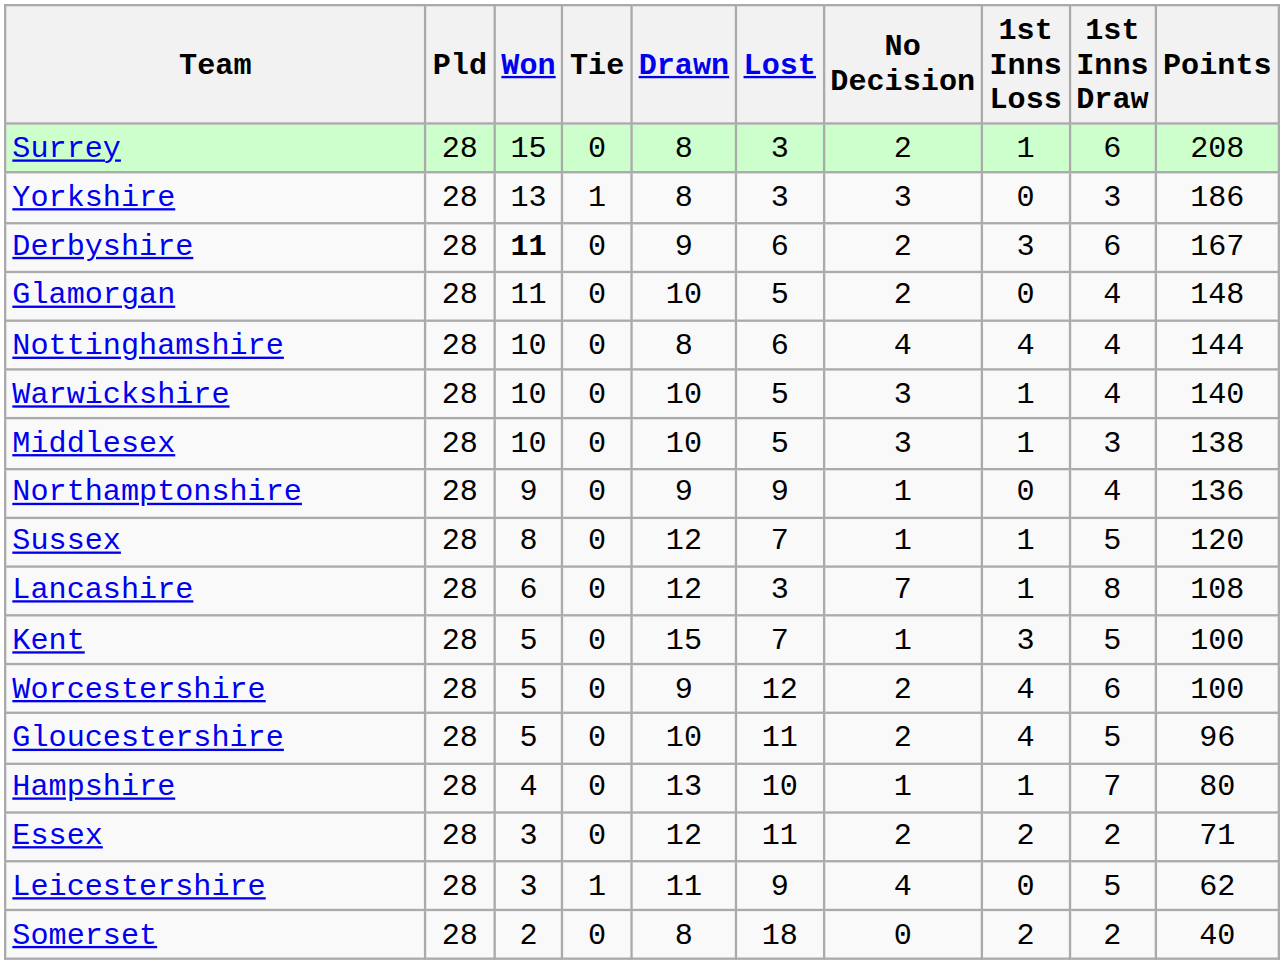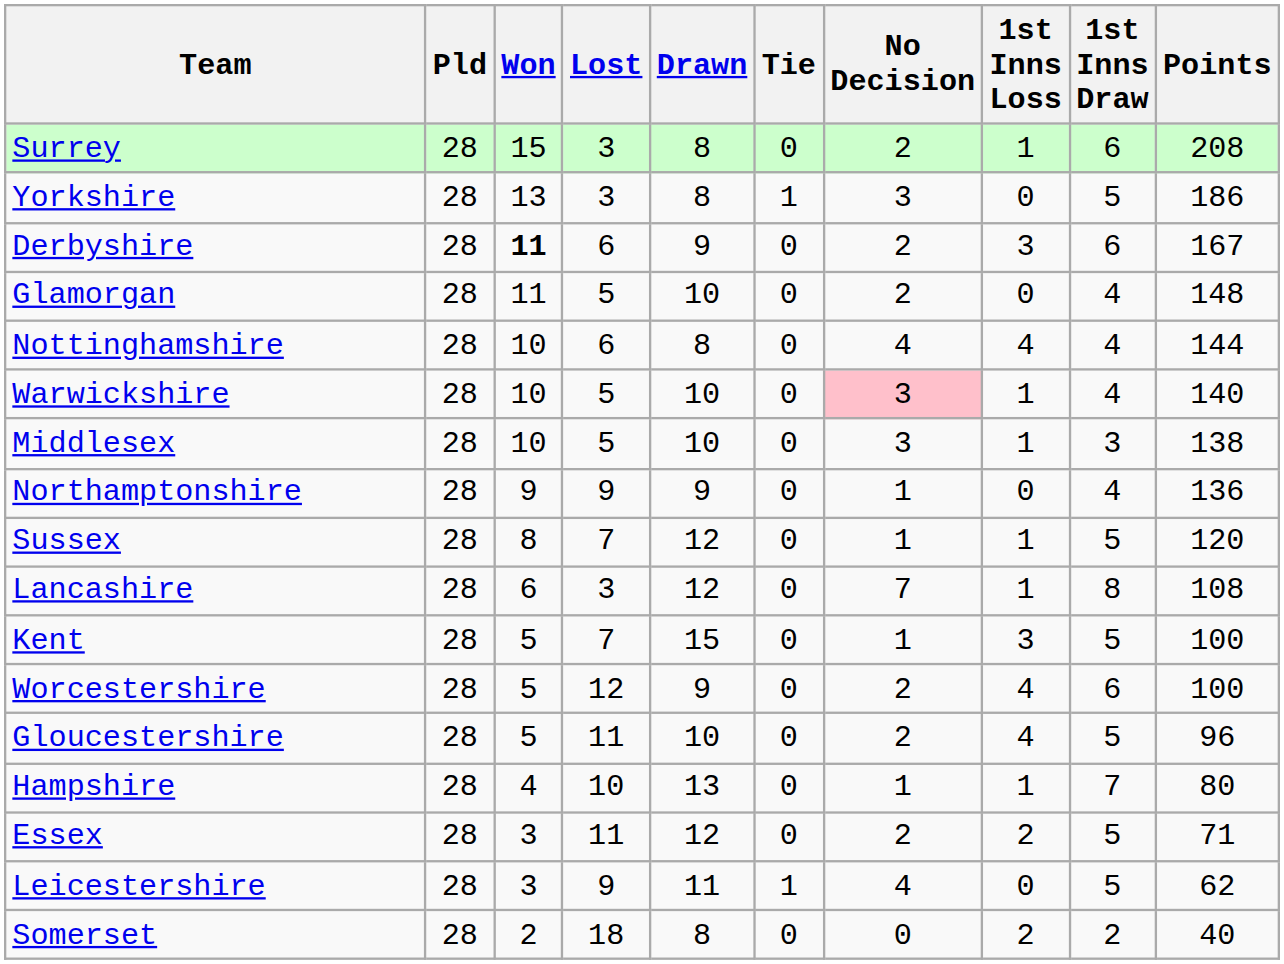columns swapped: (780, 65) <-> (597, 65)
(1112, 198) 3 -> (1112, 198) 5
(903, 394) no background -> (903, 394) pink background
(1112, 837) 2 -> (1112, 837) 5
